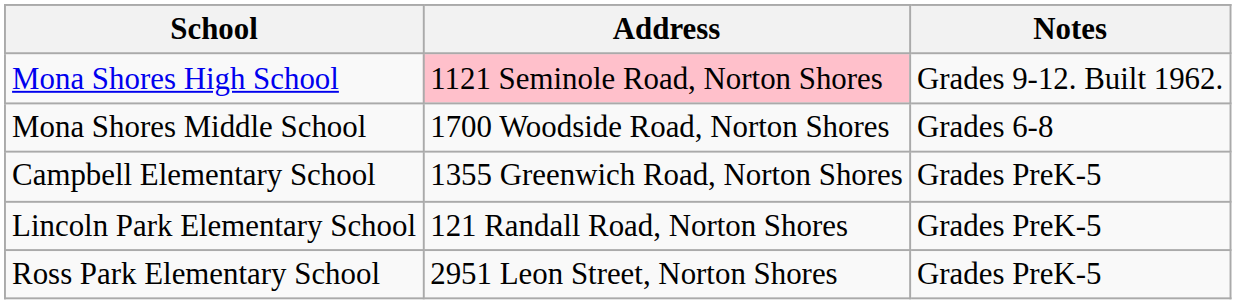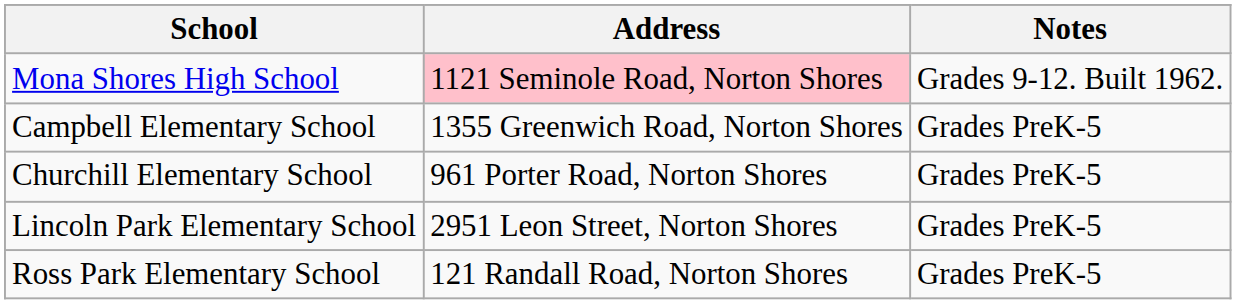- row: (189, 126)
+ row: (192, 175)
(639, 224) 121 Randall Road, Norton Shores -> (634, 224) 2951 Leon Street, Norton Shores
(634, 273) 2951 Leon Street, Norton Shores -> (639, 273) 121 Randall Road, Norton Shores
